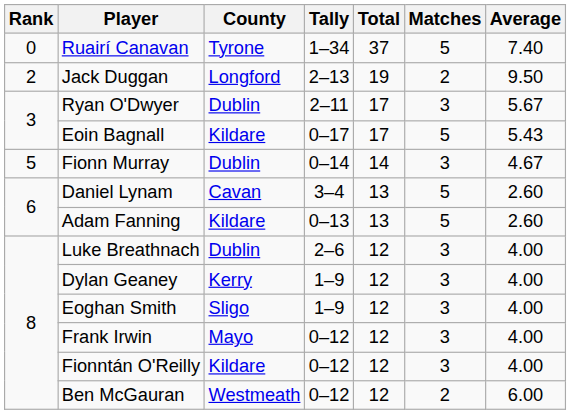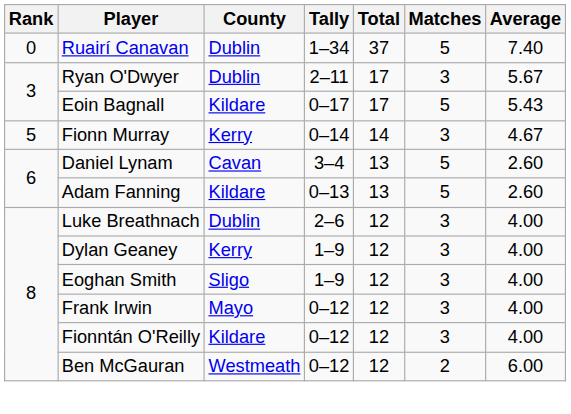(236, 47) Tyrone -> (234, 47) Dublin
- row: (115, 76)
(234, 163) Dublin -> (230, 134) Kerry
